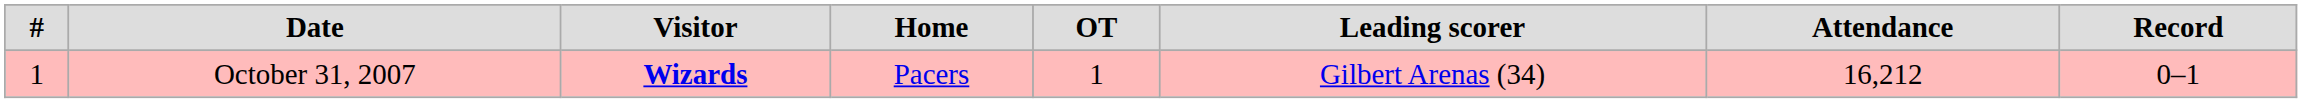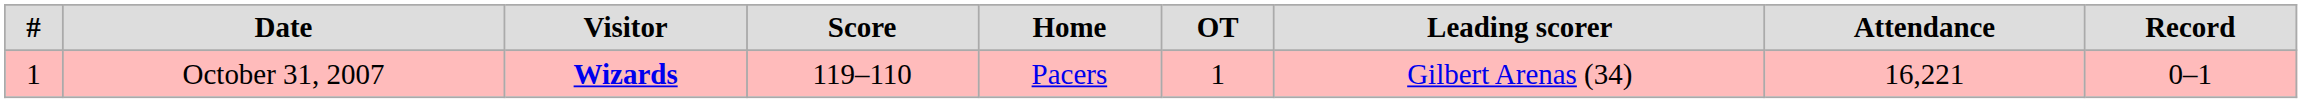+ column: (862, 27)
(1883, 73) 16,212 -> (1924, 73) 16,221
